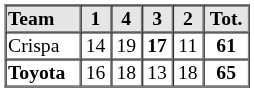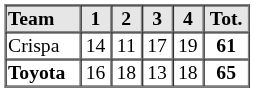columns swapped: (188, 18) <-> (126, 18)
(157, 45) bold -> (157, 45) normal
